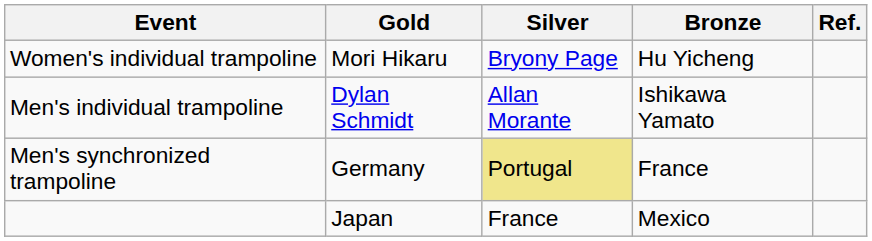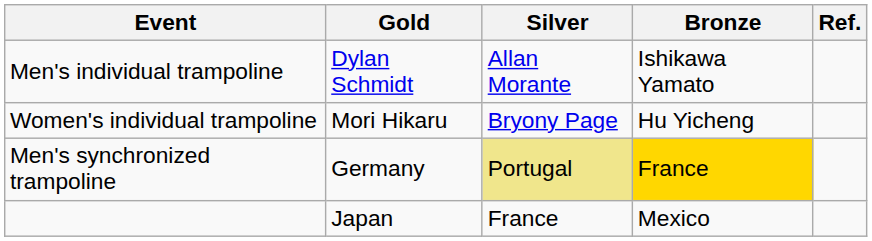rows swapped: (147, 107) <-> (163, 58)
(673, 168) no background -> (673, 168) gold background
